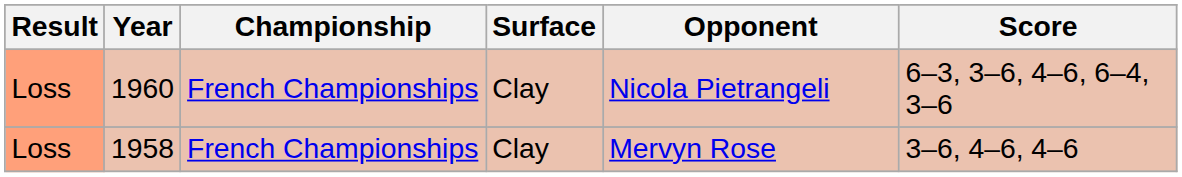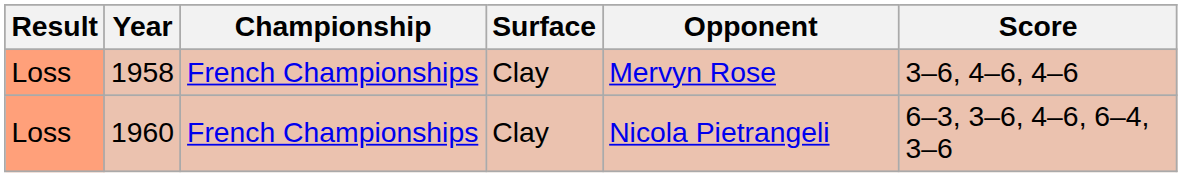rows swapped: (143, 148) <-> (143, 87)
